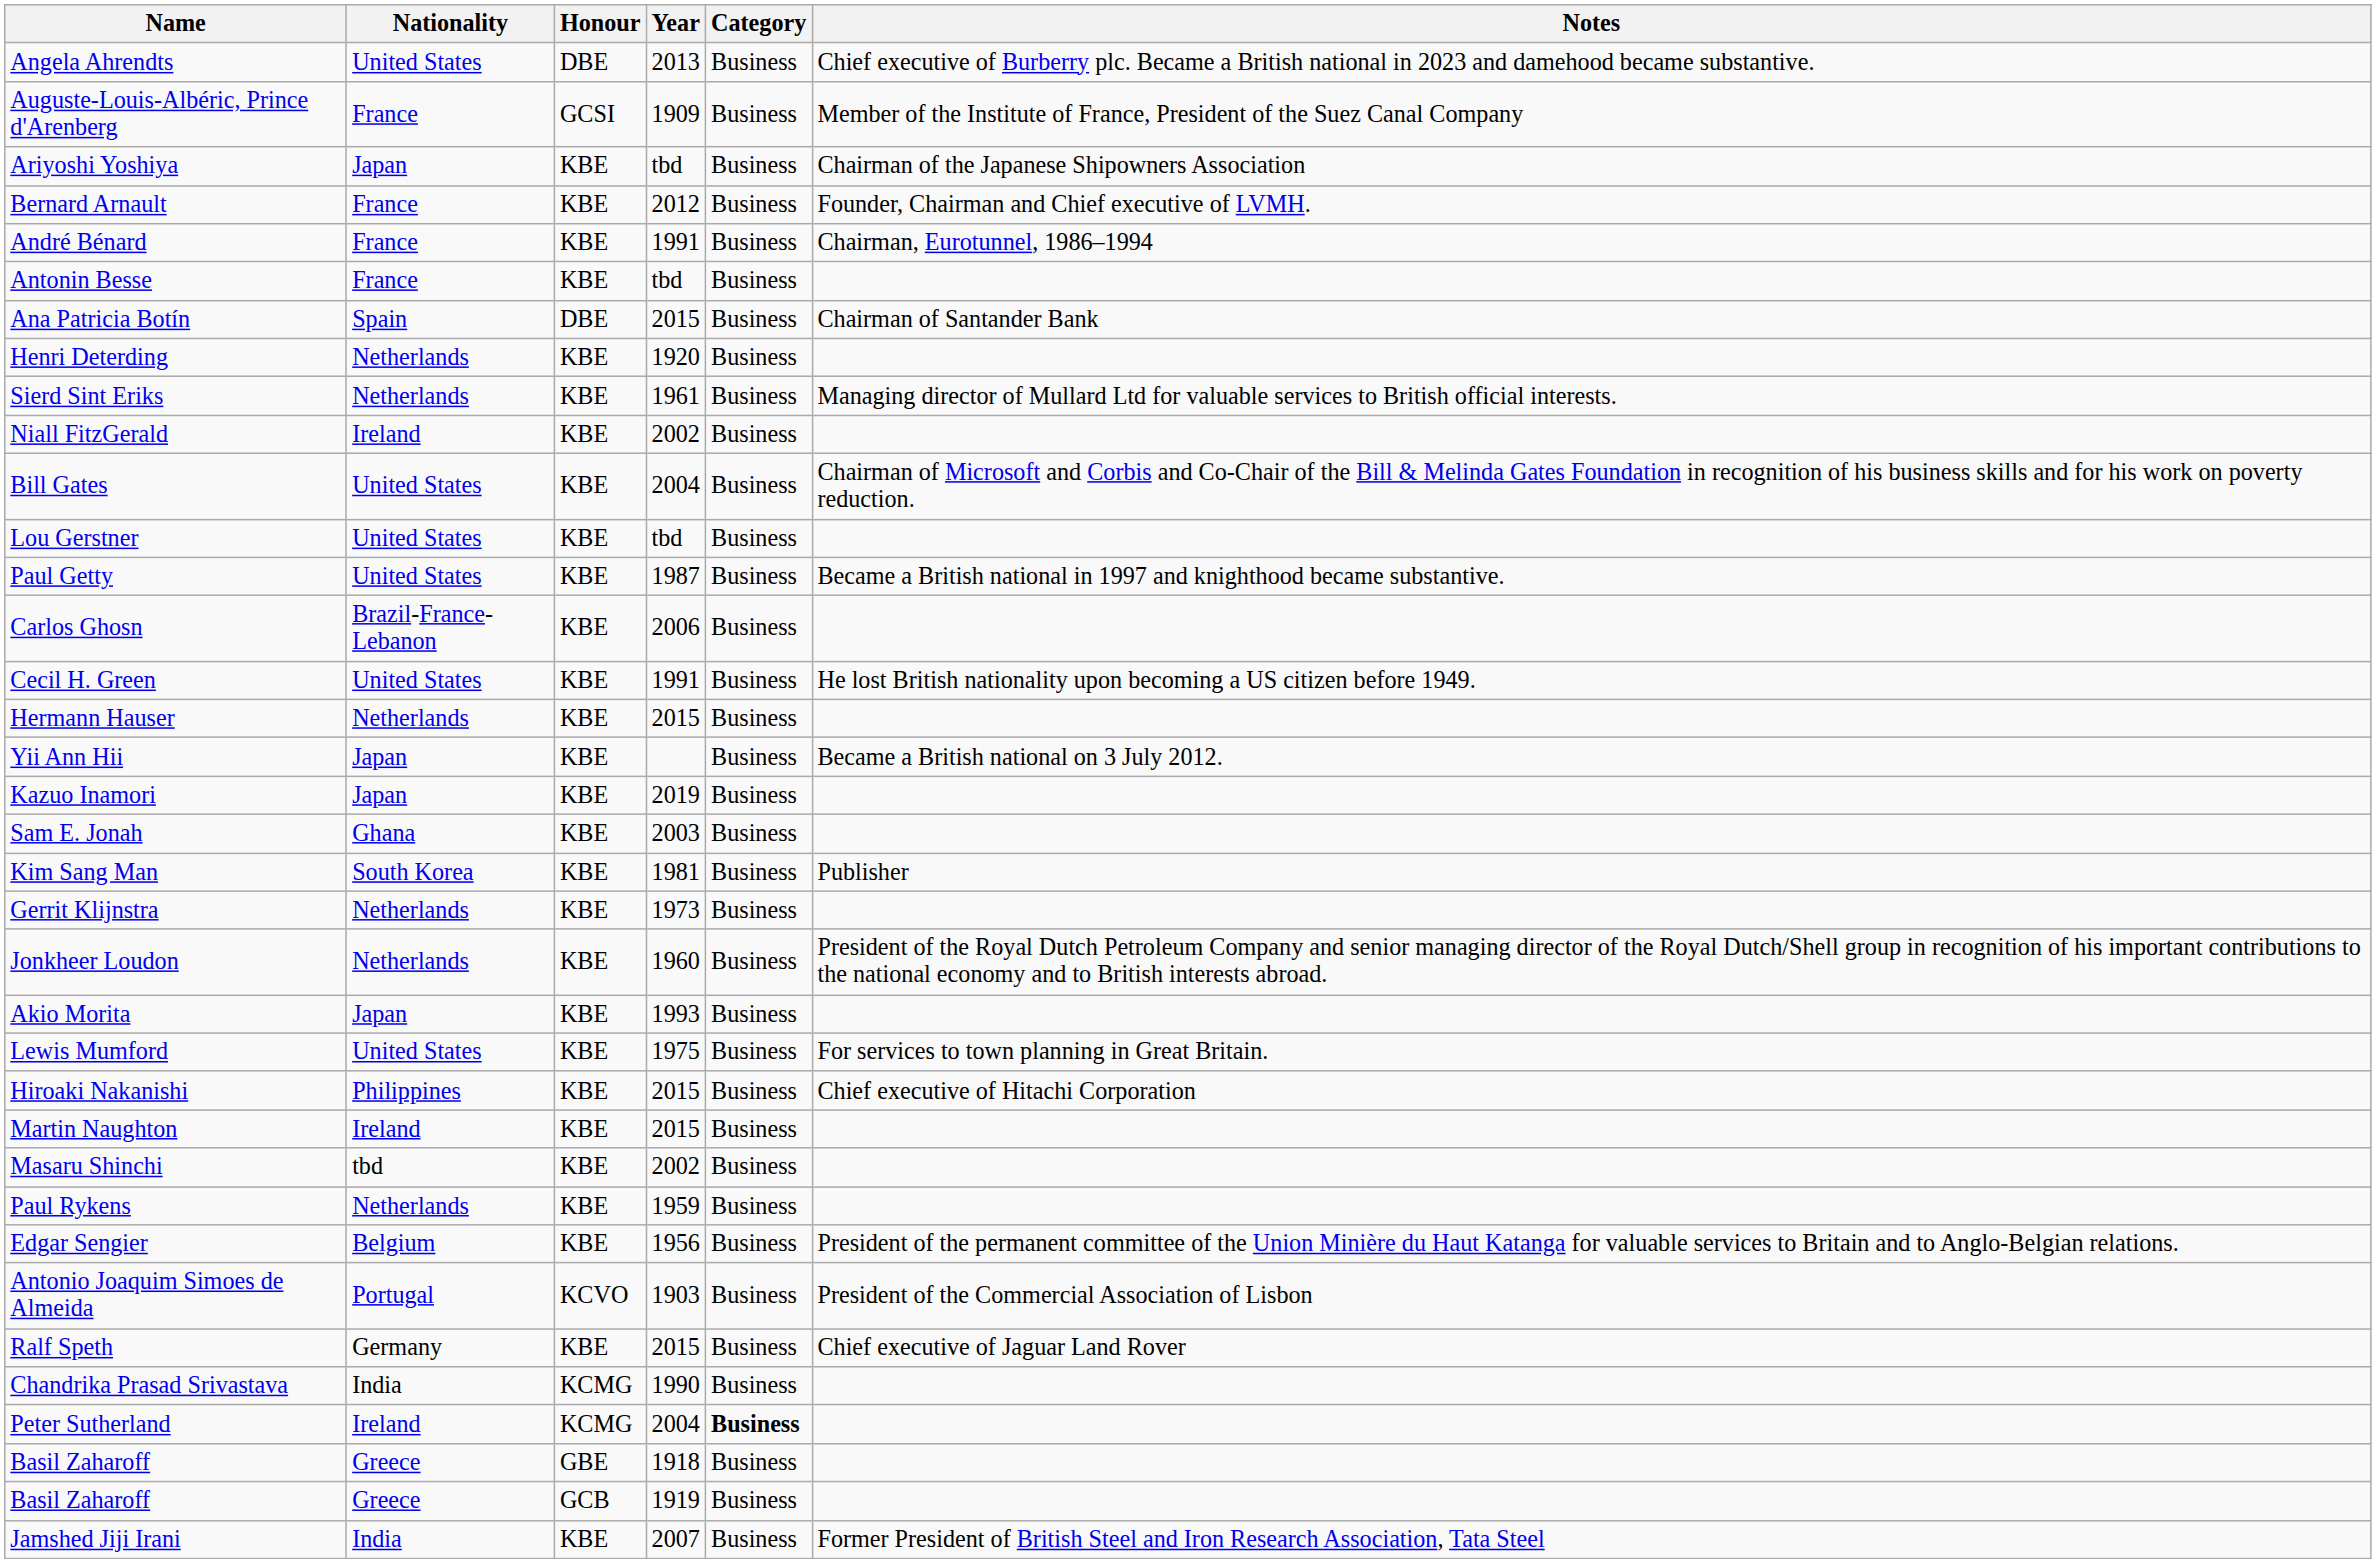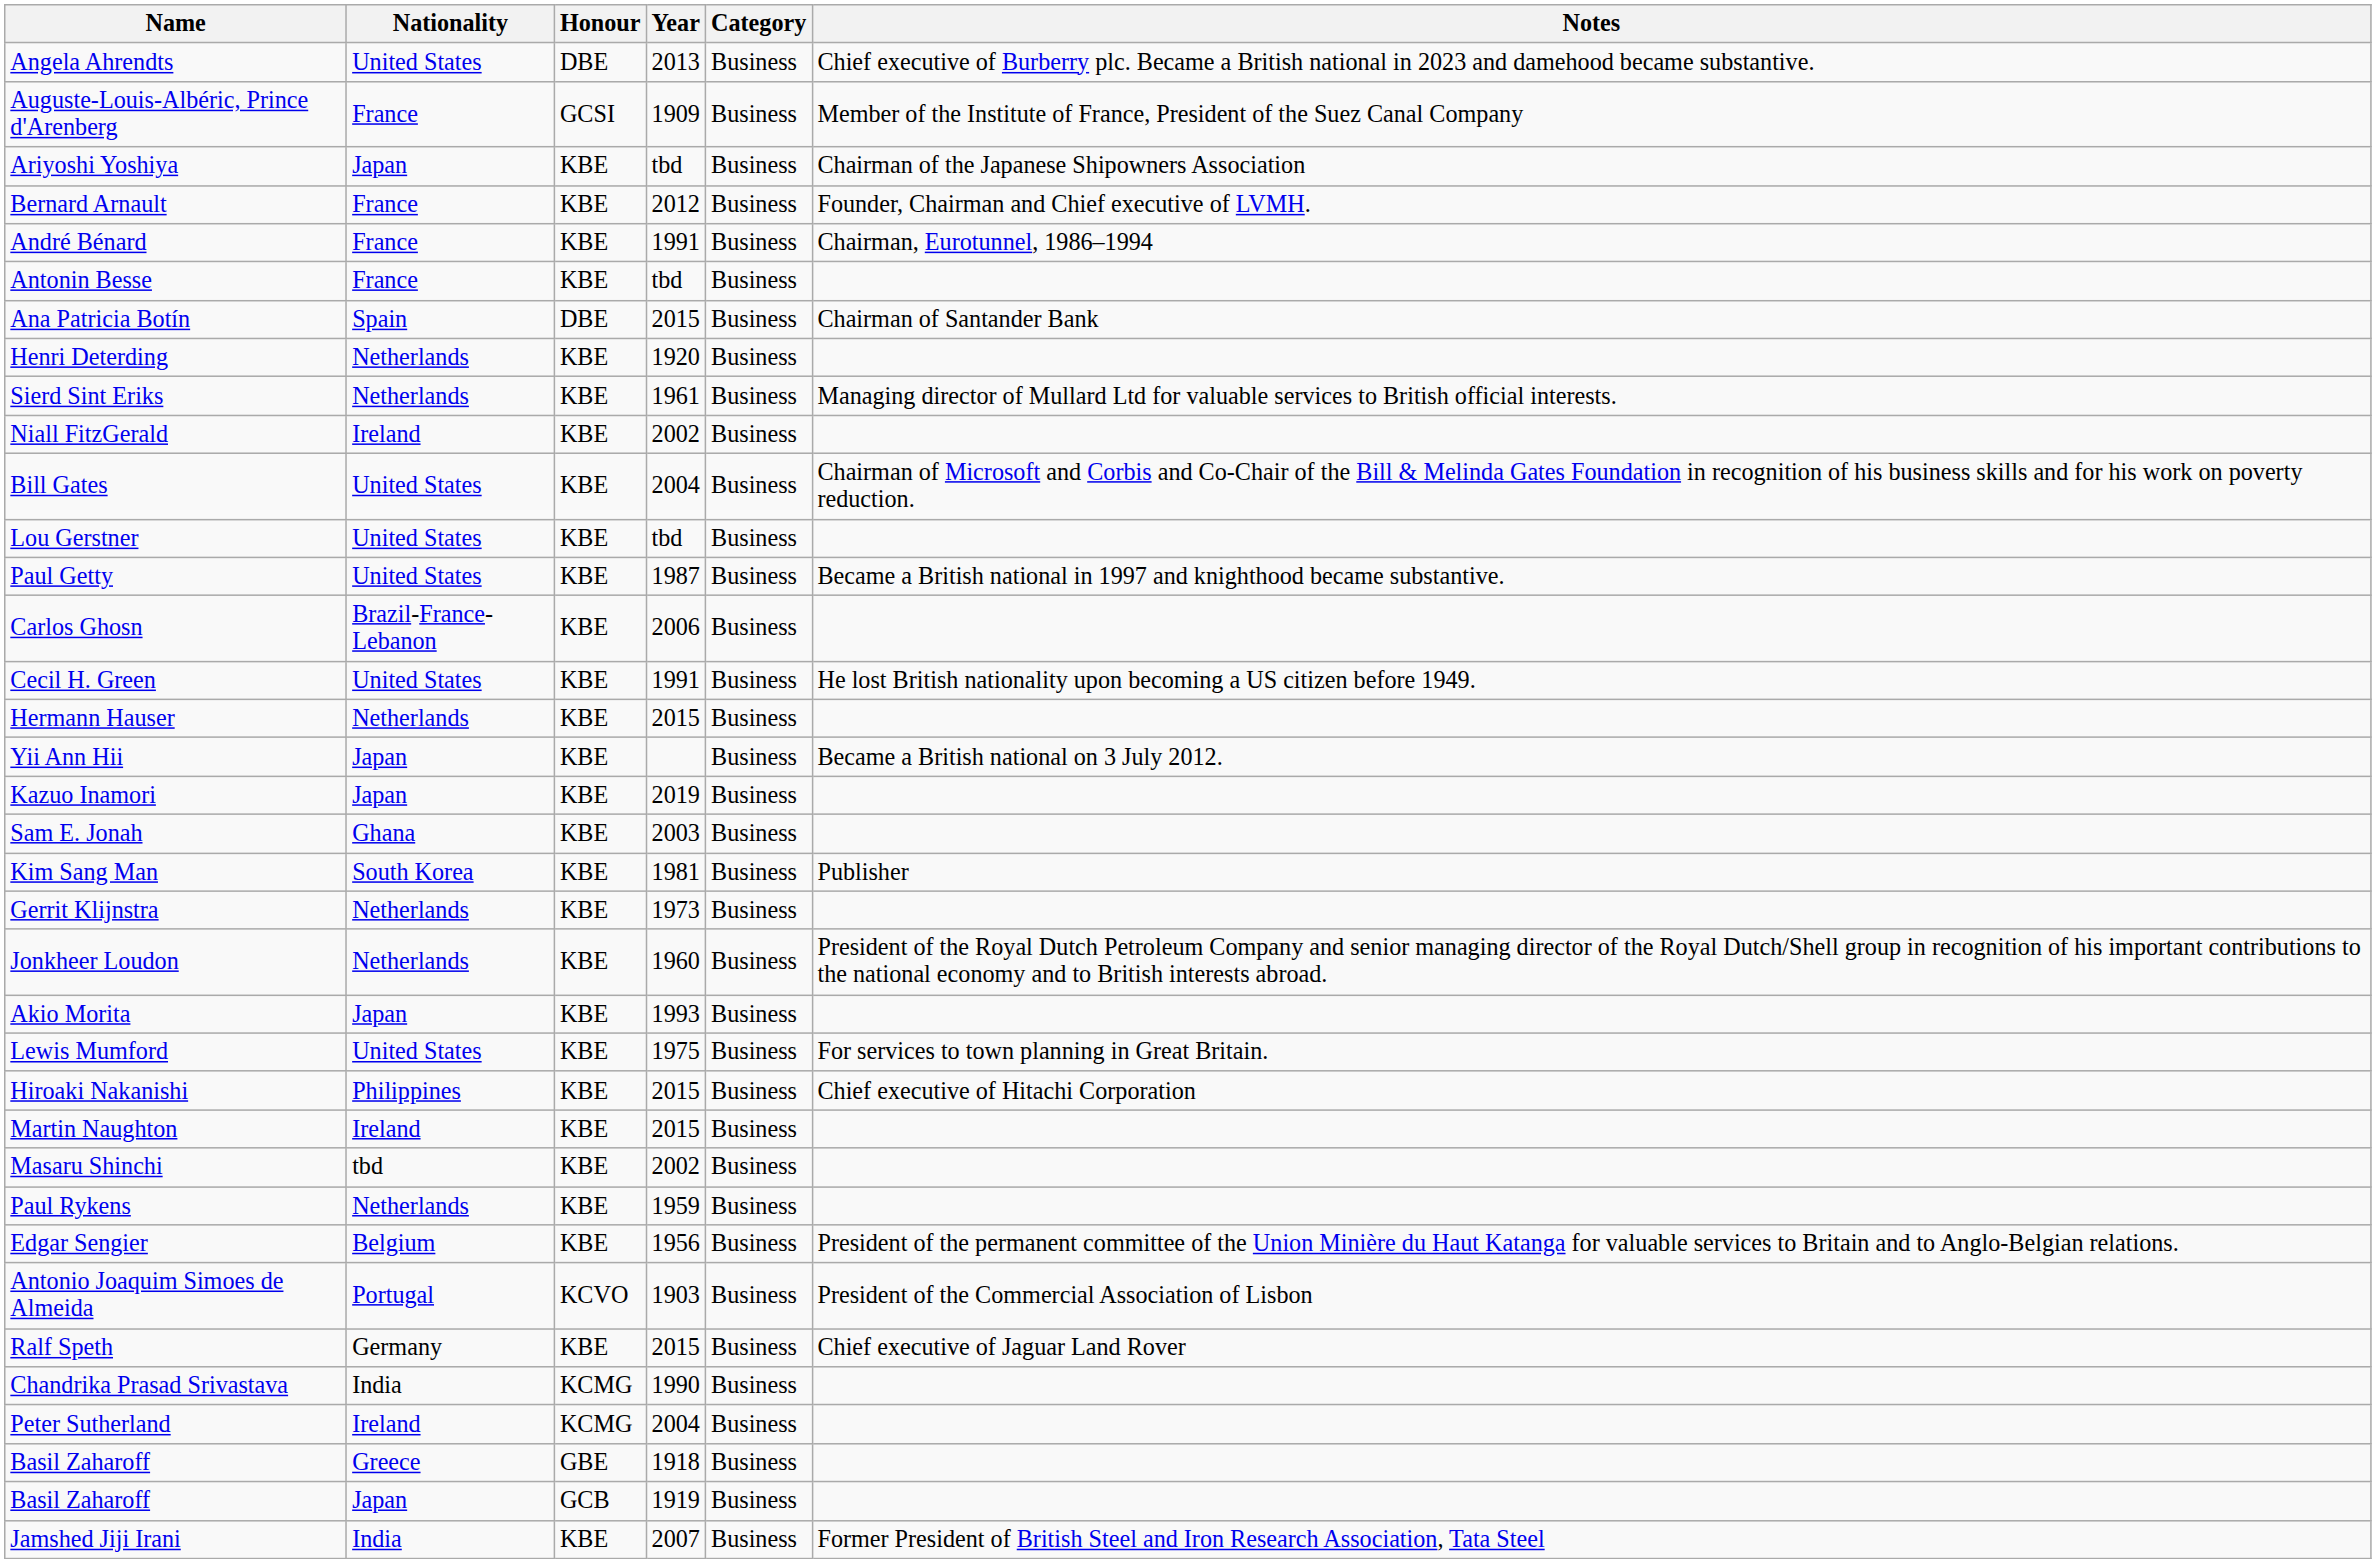(755, 1423) bold -> (754, 1423) normal
(386, 1500) Greece -> (380, 1500) Japan
